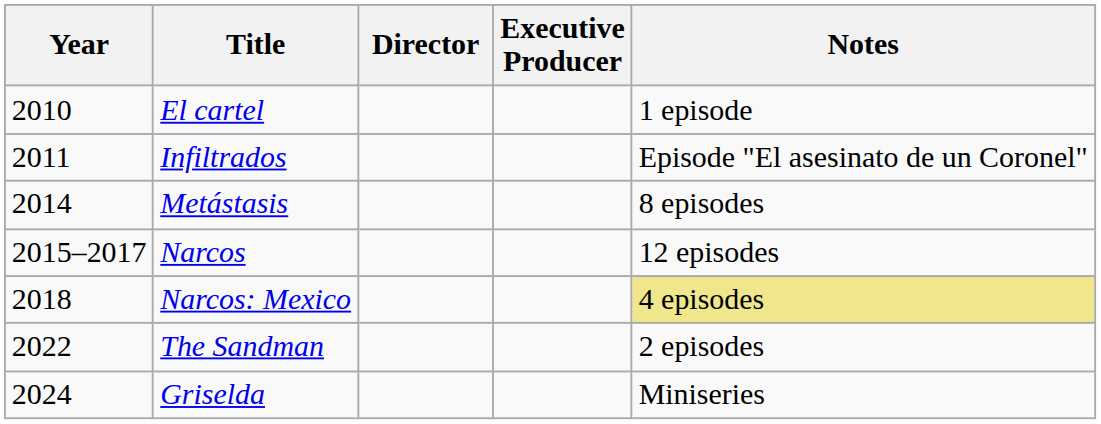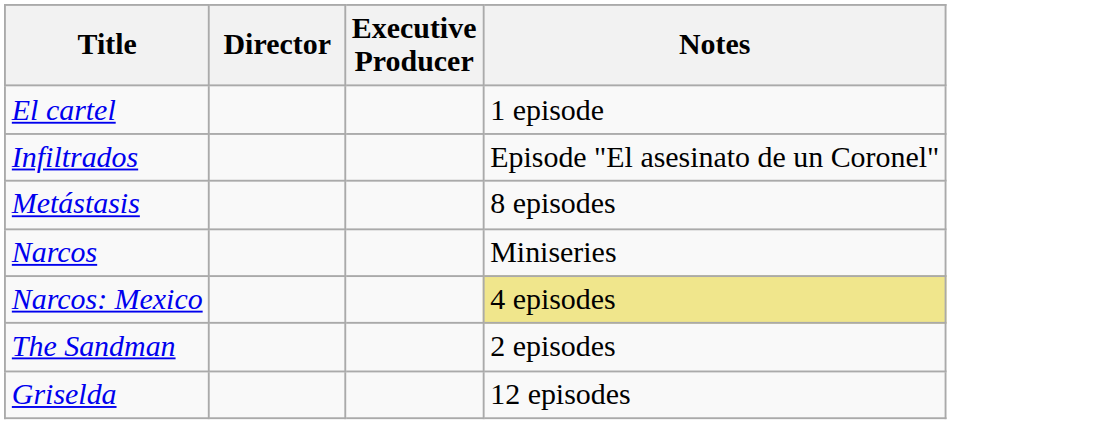- column: (79, 45)
(709, 251) 12 episodes -> (553, 251) Miniseries
(702, 394) Miniseries -> (560, 394) 12 episodes
